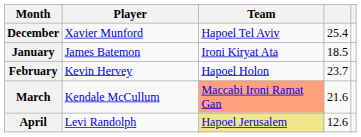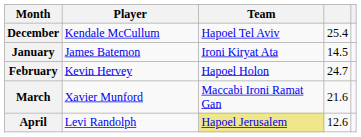(104, 33) Xavier Munford -> (112, 33) Kendale McCullum
(337, 52) 18.5 -> (337, 52) 14.5
(337, 71) 23.7 -> (337, 71) 24.7
(112, 96) Kendale McCullum -> (104, 96) Xavier Munford
(252, 96) lightsalmon background -> (252, 96) no background
